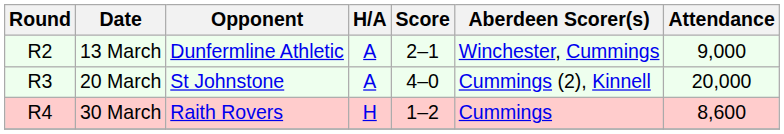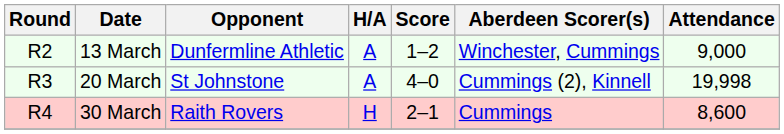(423, 50) 2–1 -> (423, 50) 1–2
(722, 81) 20,000 -> (722, 81) 19,998
(423, 112) 1–2 -> (423, 112) 2–1
